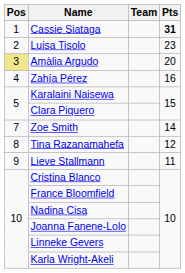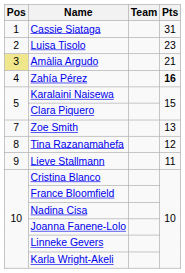(170, 29) bold -> (170, 29) normal
(170, 62) 20 -> (170, 62) 21
(170, 78) normal -> (170, 78) bold
(170, 128) 14 -> (170, 128) 13
